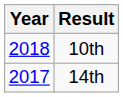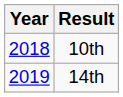(29, 77) 2017 -> (29, 77) 2019
